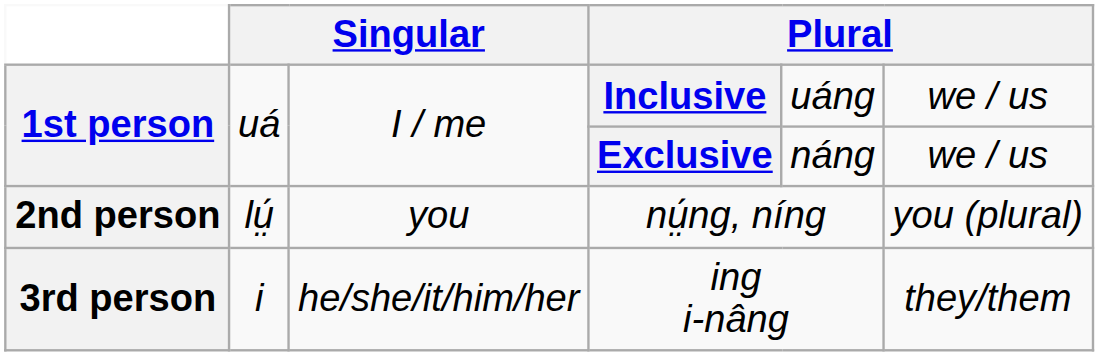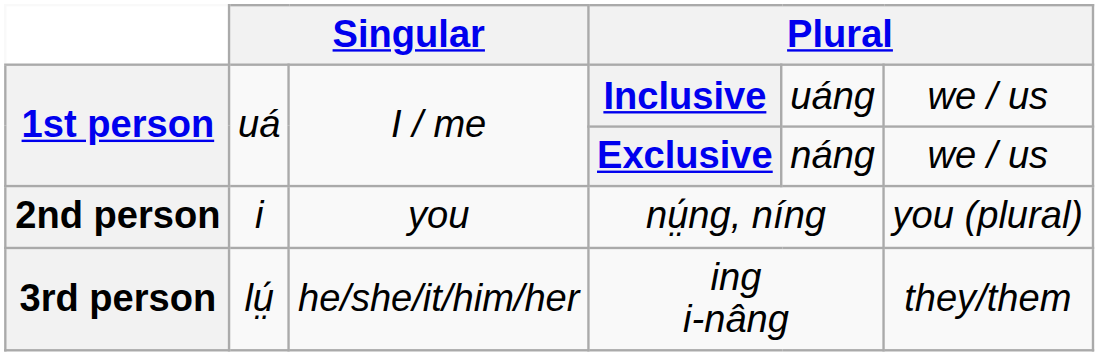(259, 215) lṳ́ -> (259, 215) i
(259, 297) i -> (259, 297) lṳ́
